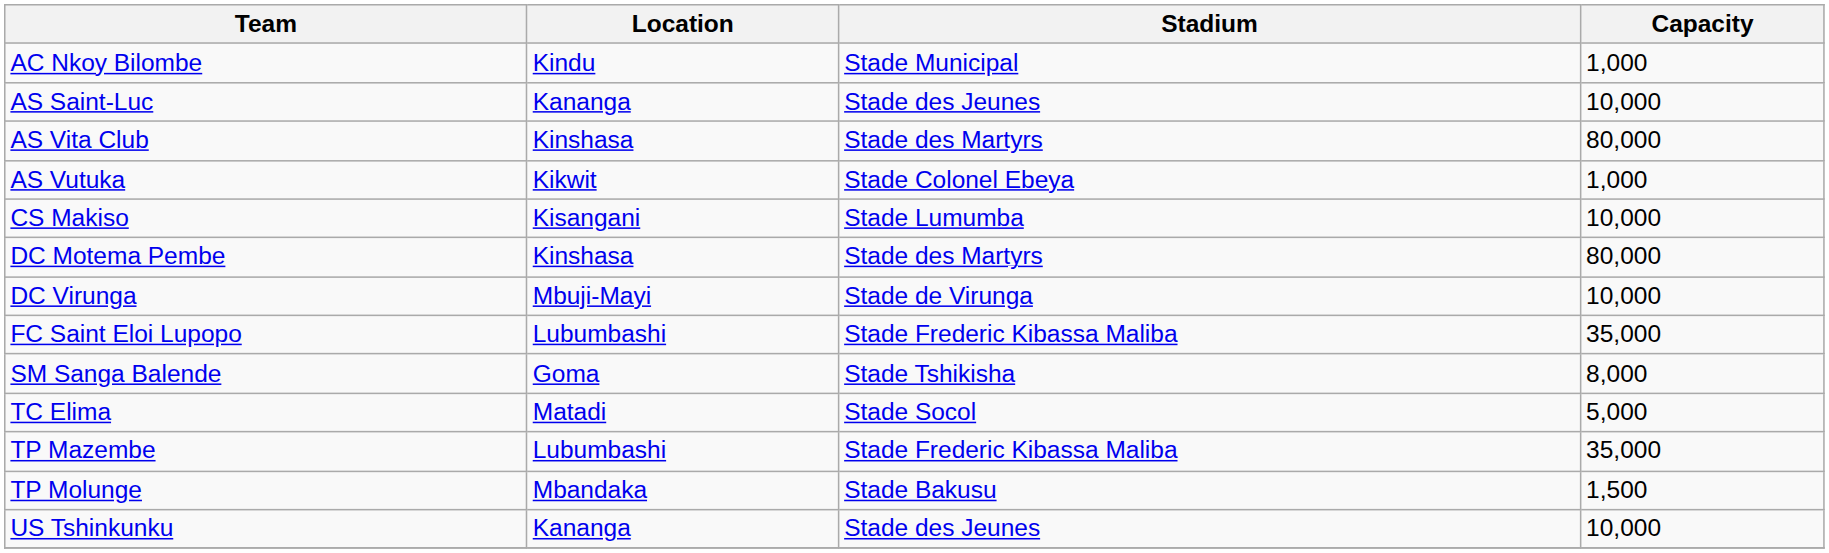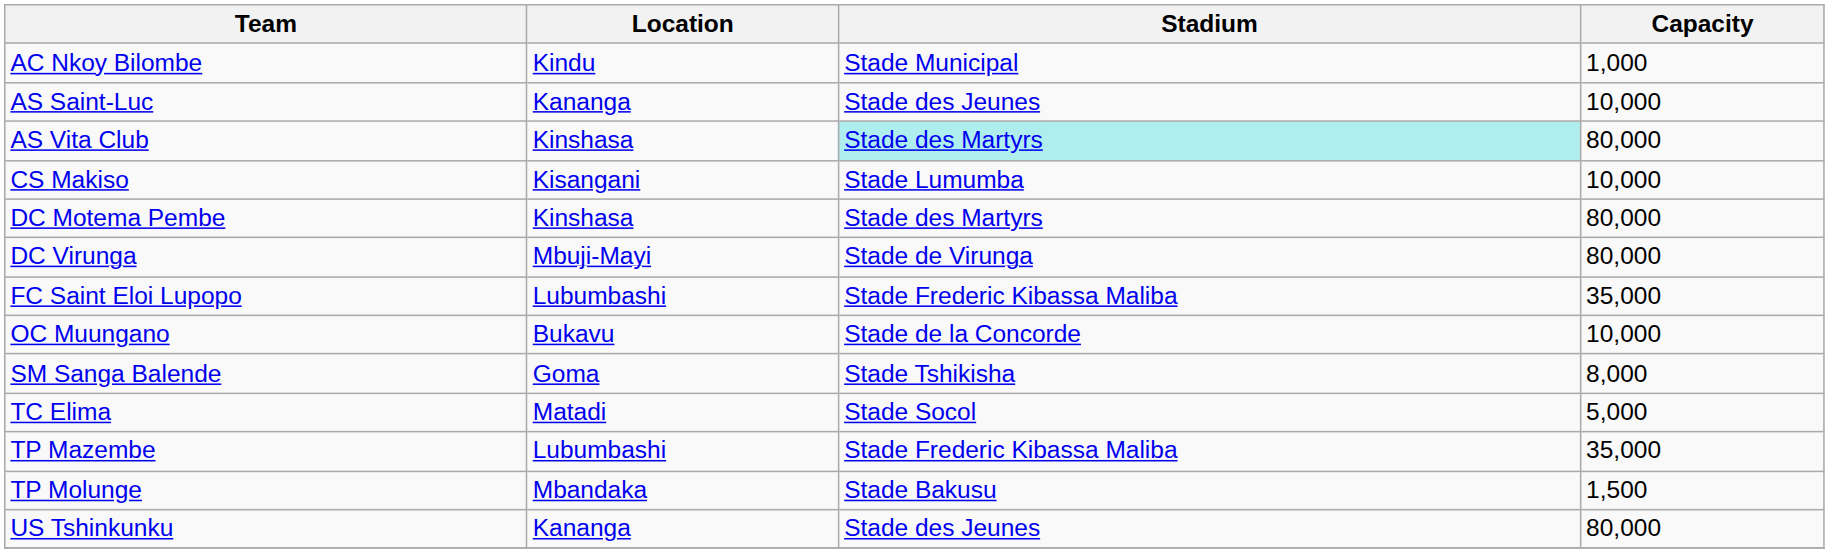(943, 140) no background -> (943, 140) paleturquoise background
- row: (68, 179)
(1624, 295) 10,000 -> (1624, 256) 80,000
+ row: (90, 334)
(1624, 528) 10,000 -> (1624, 528) 80,000
